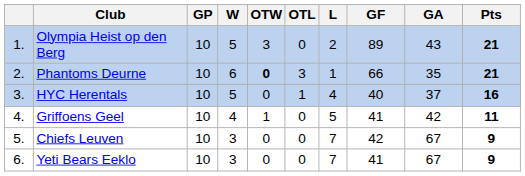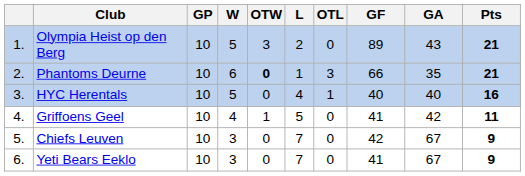columns swapped: (302, 15) <-> (333, 15)
(433, 95) 37 -> (433, 95) 40
